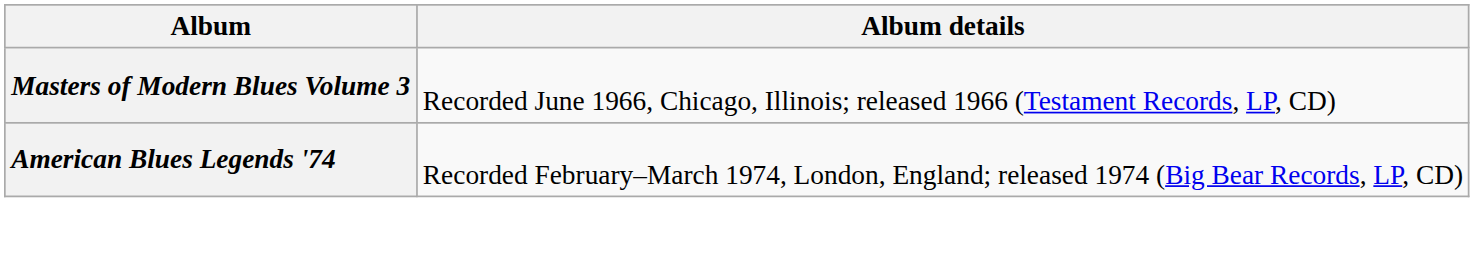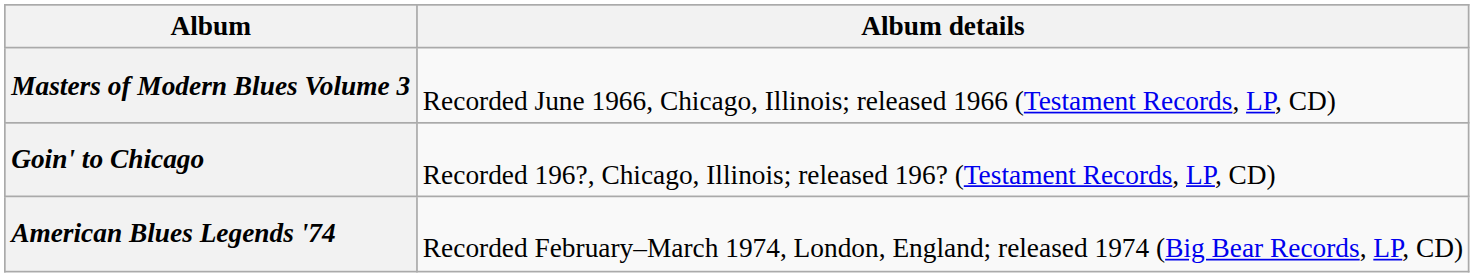+ row: (108, 159)
